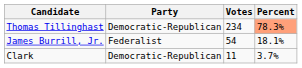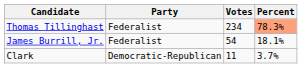(165, 26) Democratic-Republican -> (135, 26) Federalist
